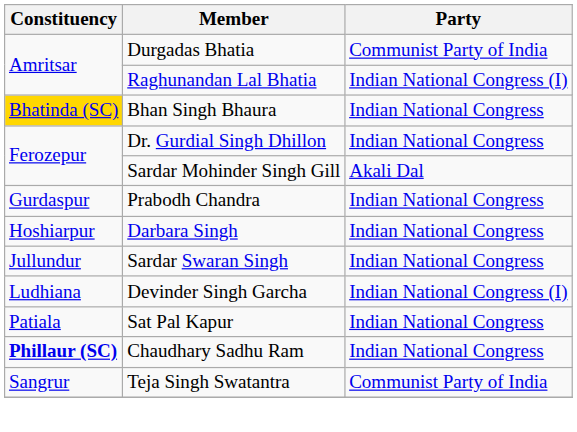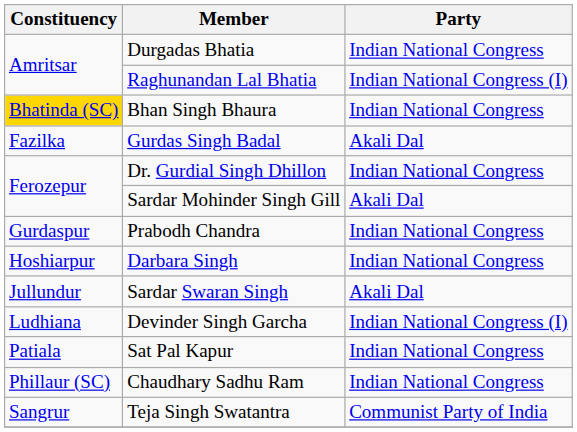(448, 49) Communist Party of India -> (446, 49) Indian National Congress
+ row: (204, 140)
(446, 261) Indian National Congress -> (386, 291) Akali Dal
(63, 351) bold -> (59, 381) normal
